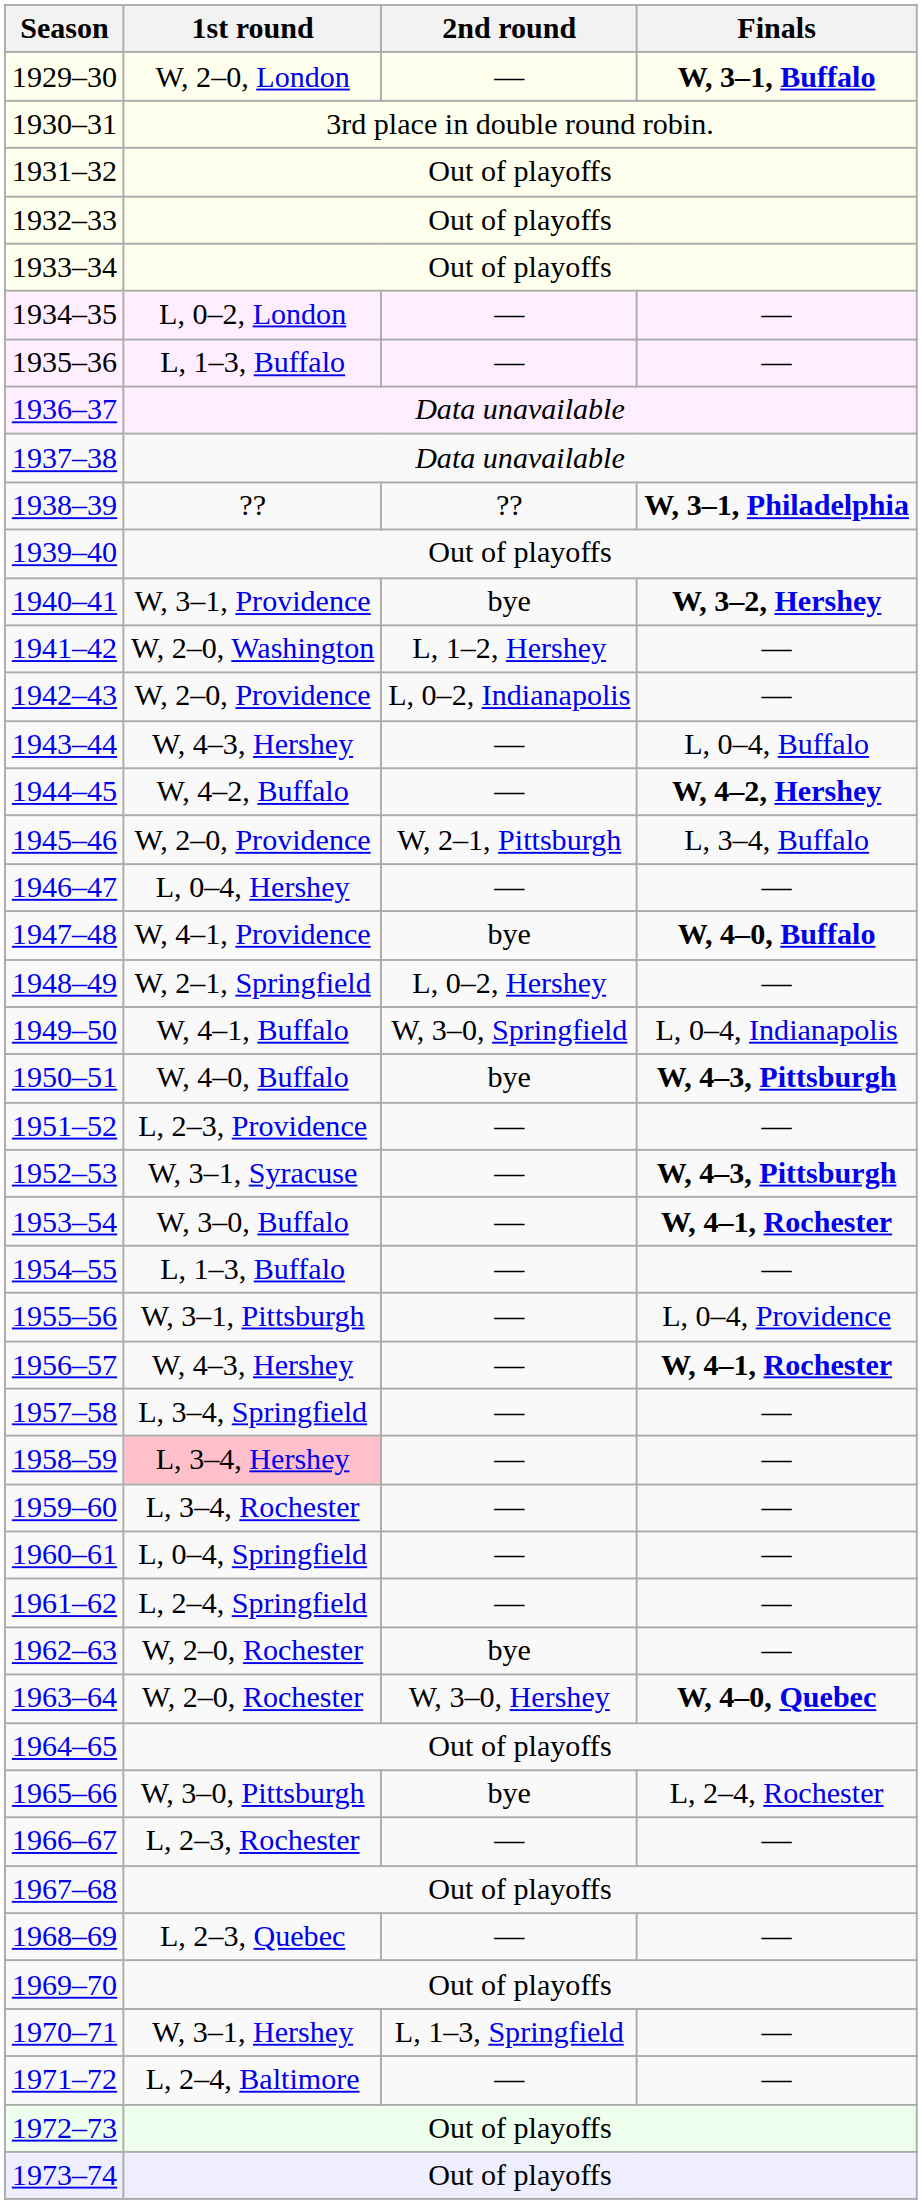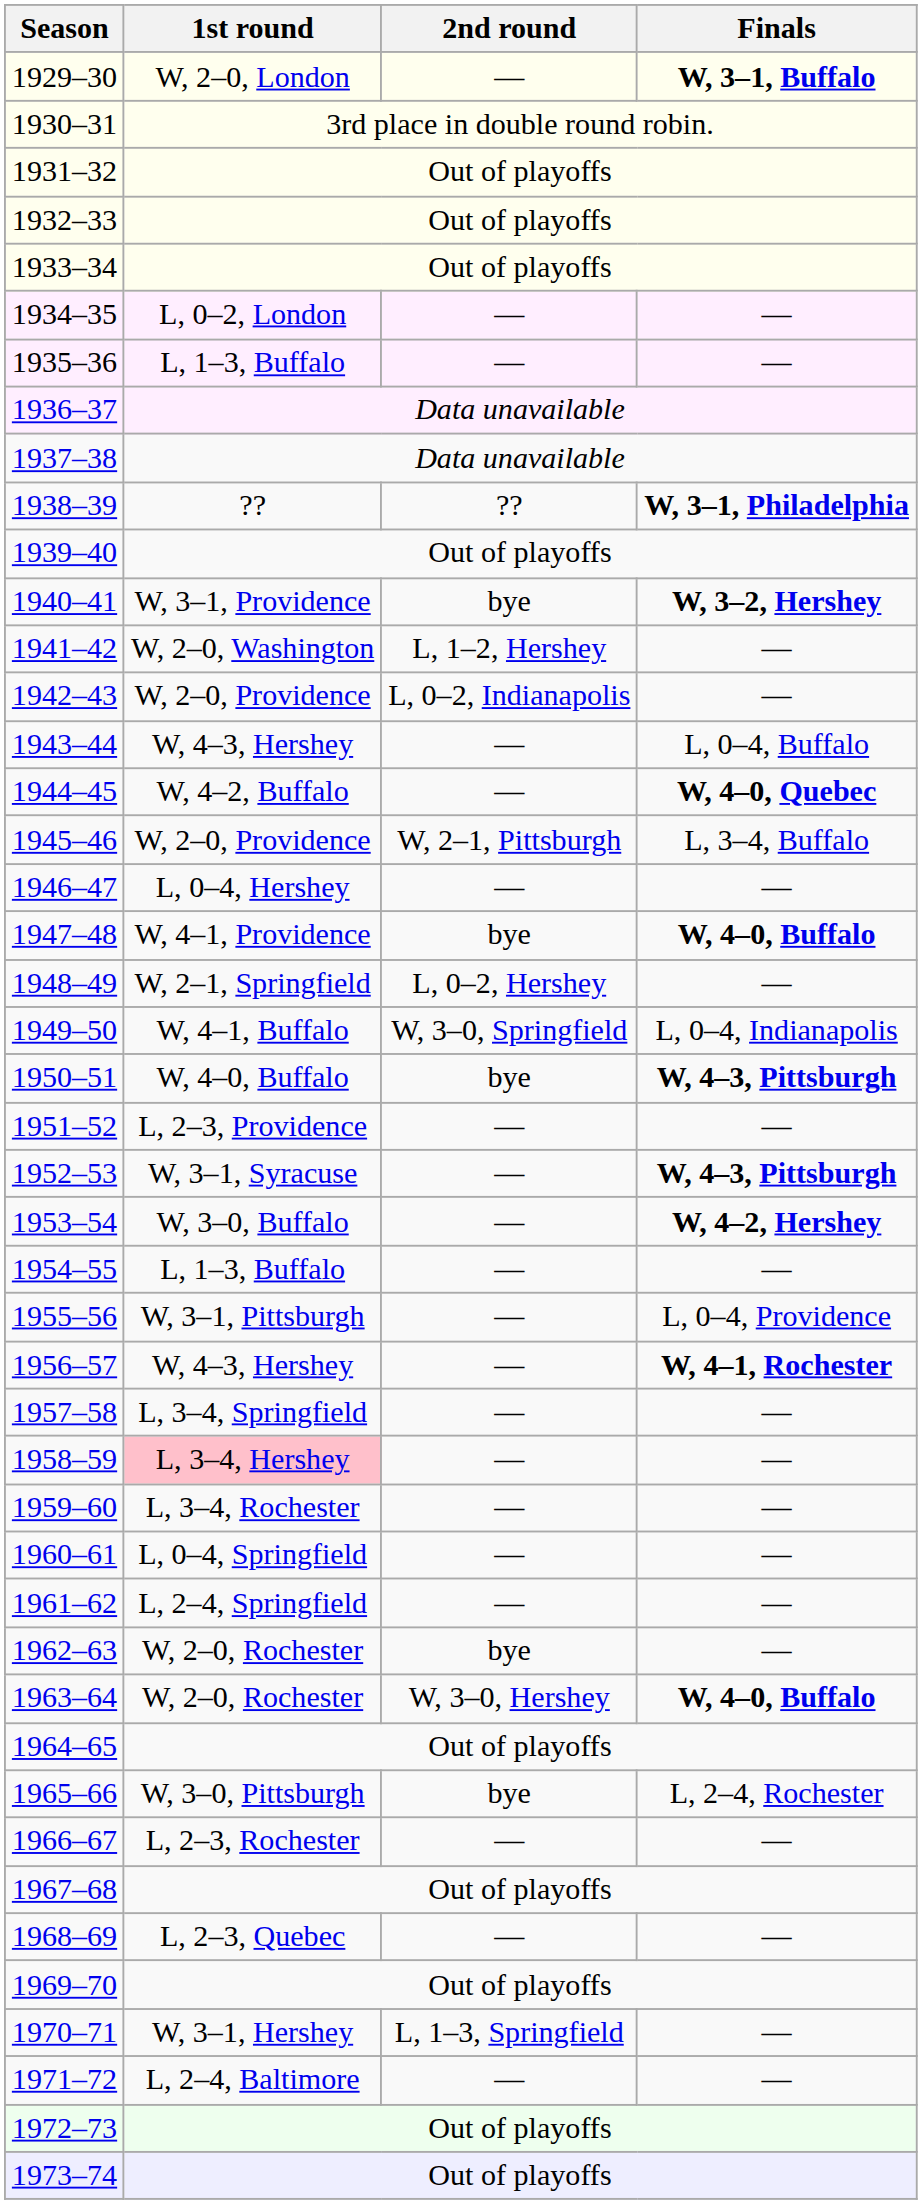(777, 791) W, 4–2, Hershey -> (777, 791) W, 4–0, Quebec
(777, 1220) W, 4–1, Rochester -> (777, 1220) W, 4–2, Hershey
(777, 1698) W, 4–0, Quebec -> (777, 1698) W, 4–0, Buffalo
